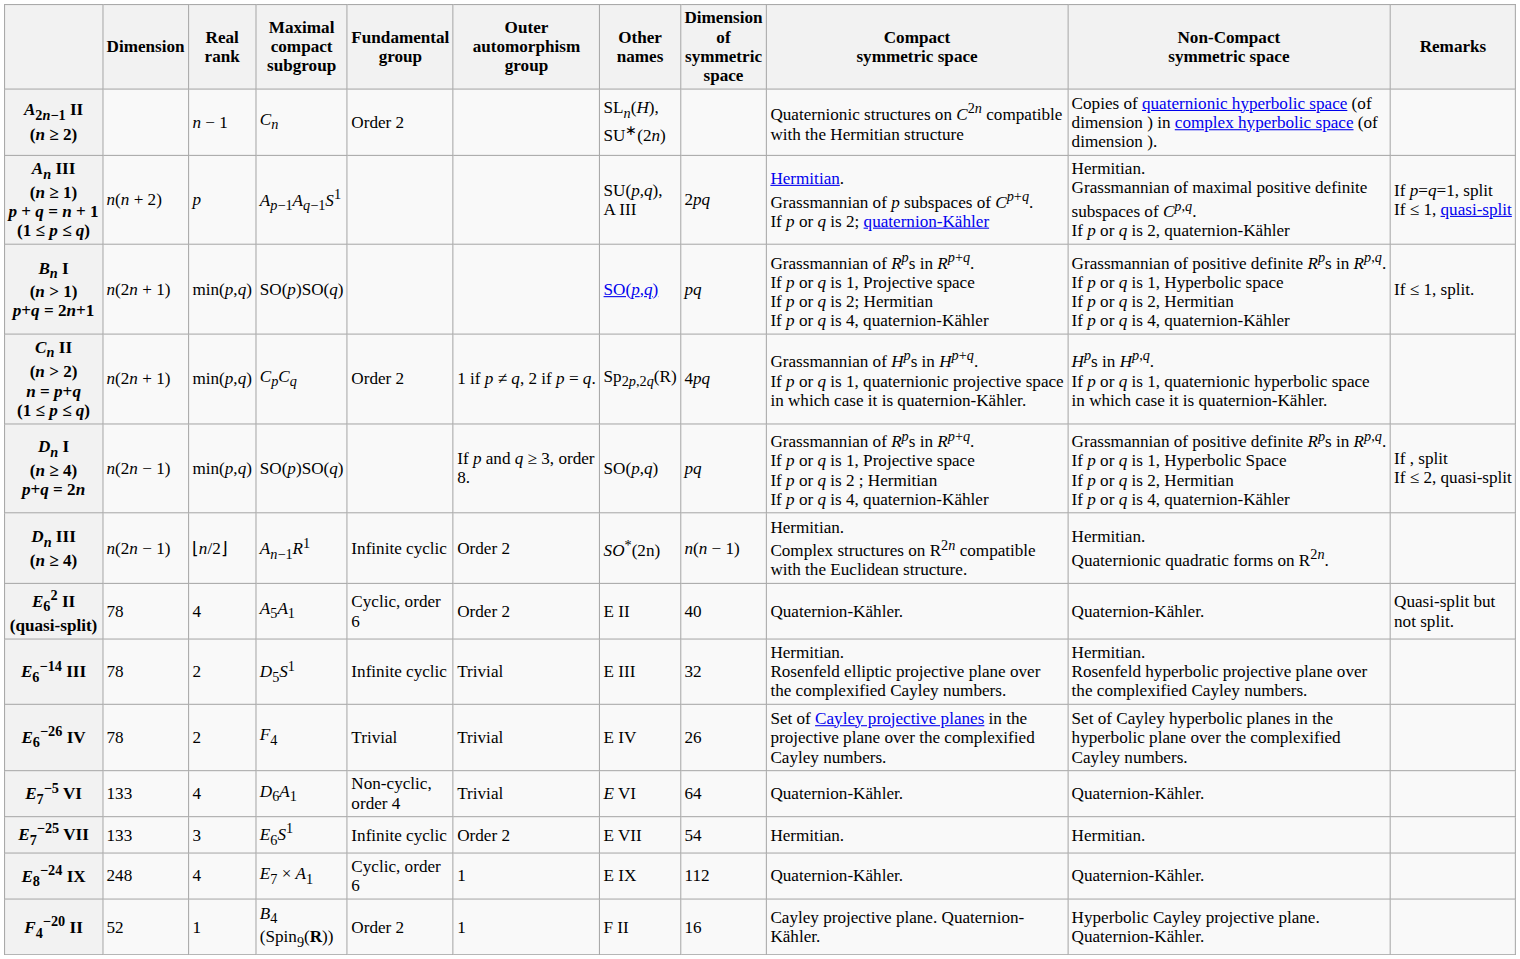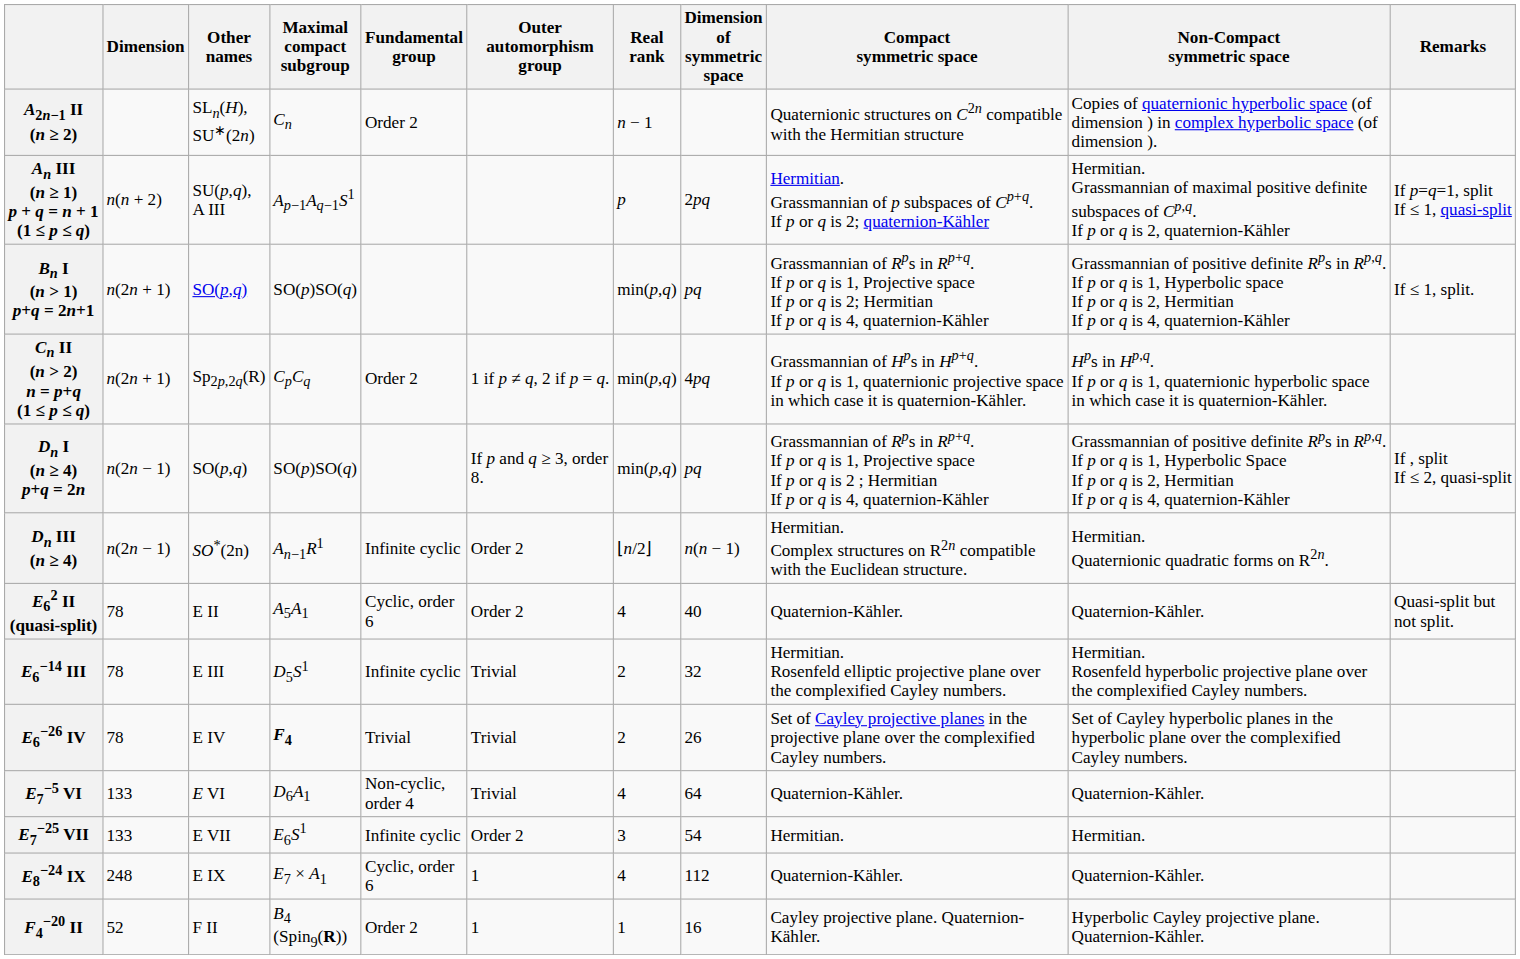columns swapped: (222, 46) <-> (640, 46)
(269, 737) normal -> (283, 737) bold
